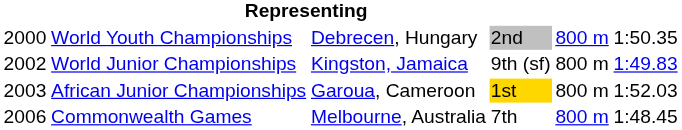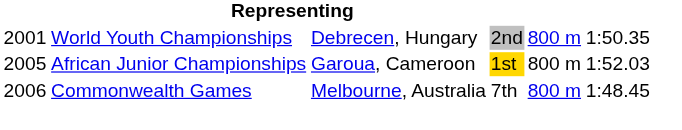(25, 37) 2000 -> (25, 37) 2001
- row: (174, 64)
(25, 90) 2003 -> (25, 64) 2005
